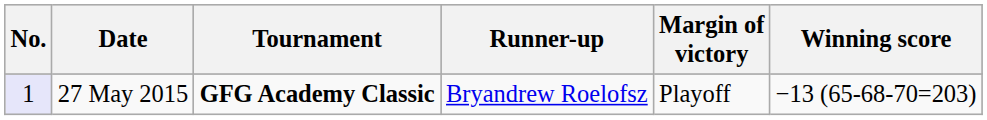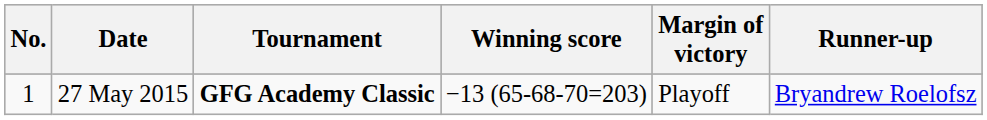columns swapped: (876, 39) <-> (547, 39)
(28, 94) lavender background -> (28, 94) no background
